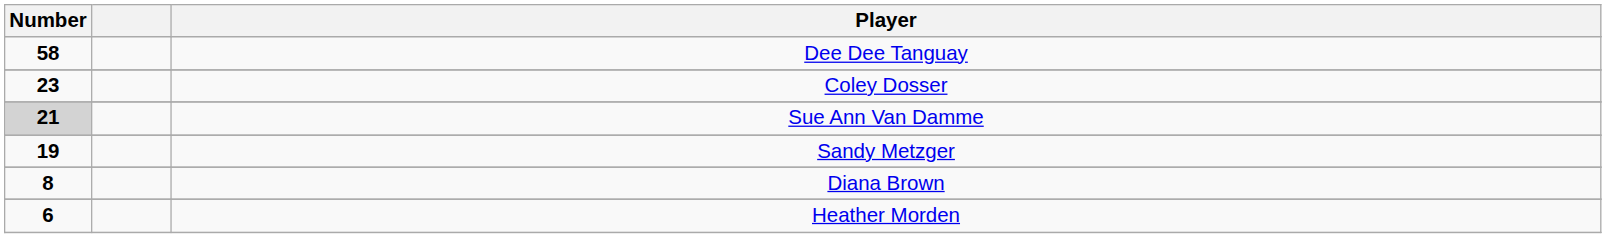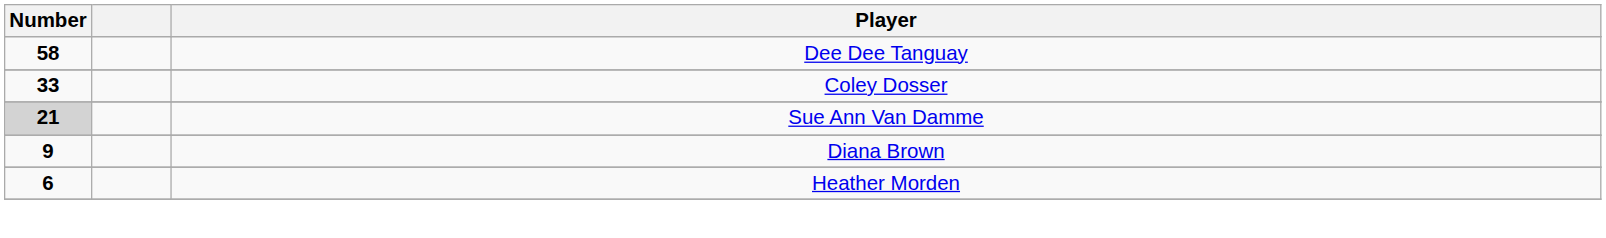(48, 85) 23 -> (48, 85) 33
- row: (886, 150)
(48, 183) 8 -> (48, 150) 9
